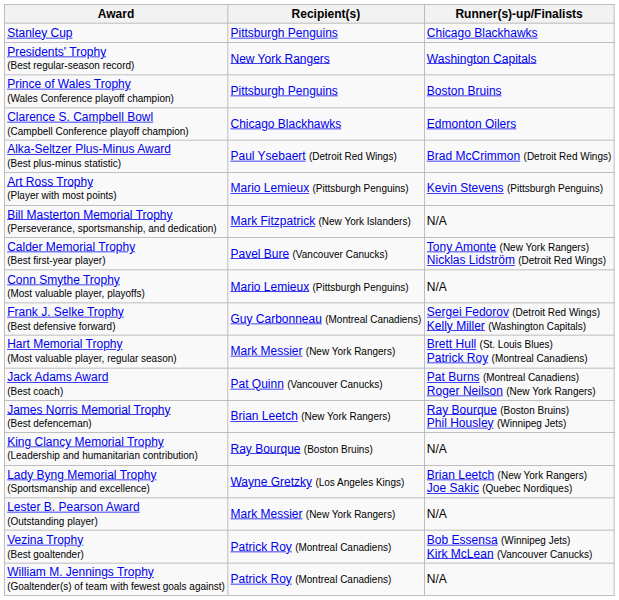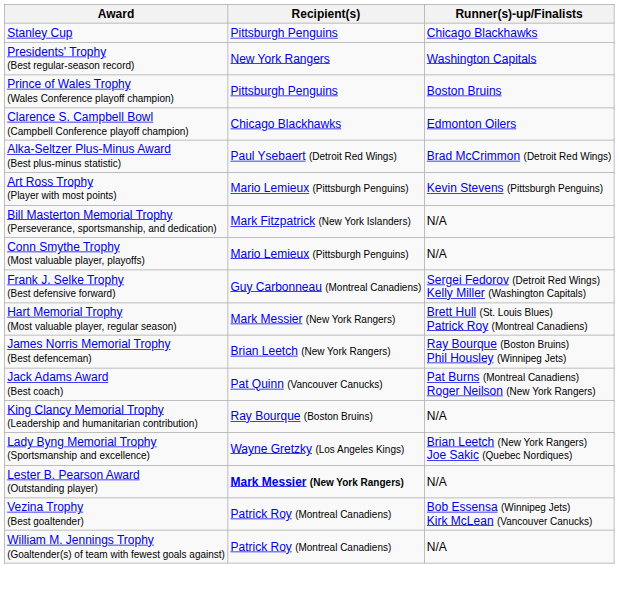- row: (71, 254)
rows swapped: (58, 384) <-> (89, 416)
(313, 514) normal -> (317, 481) bold
